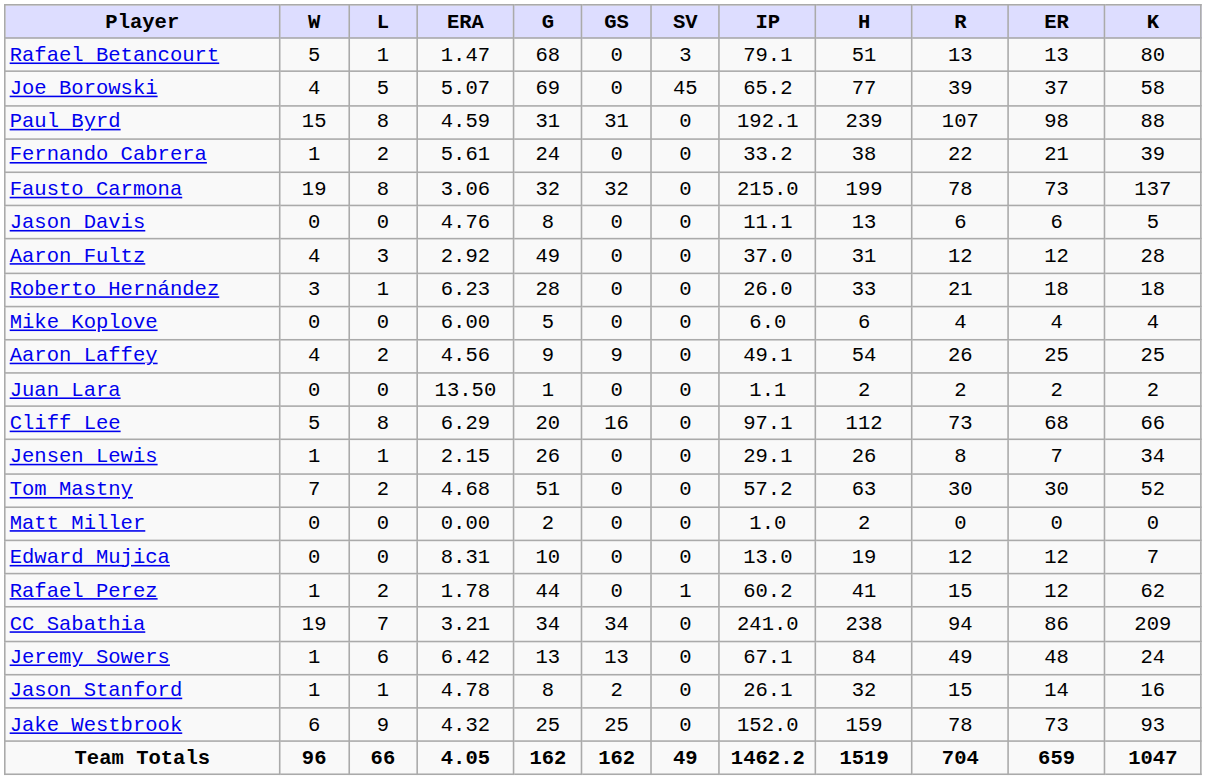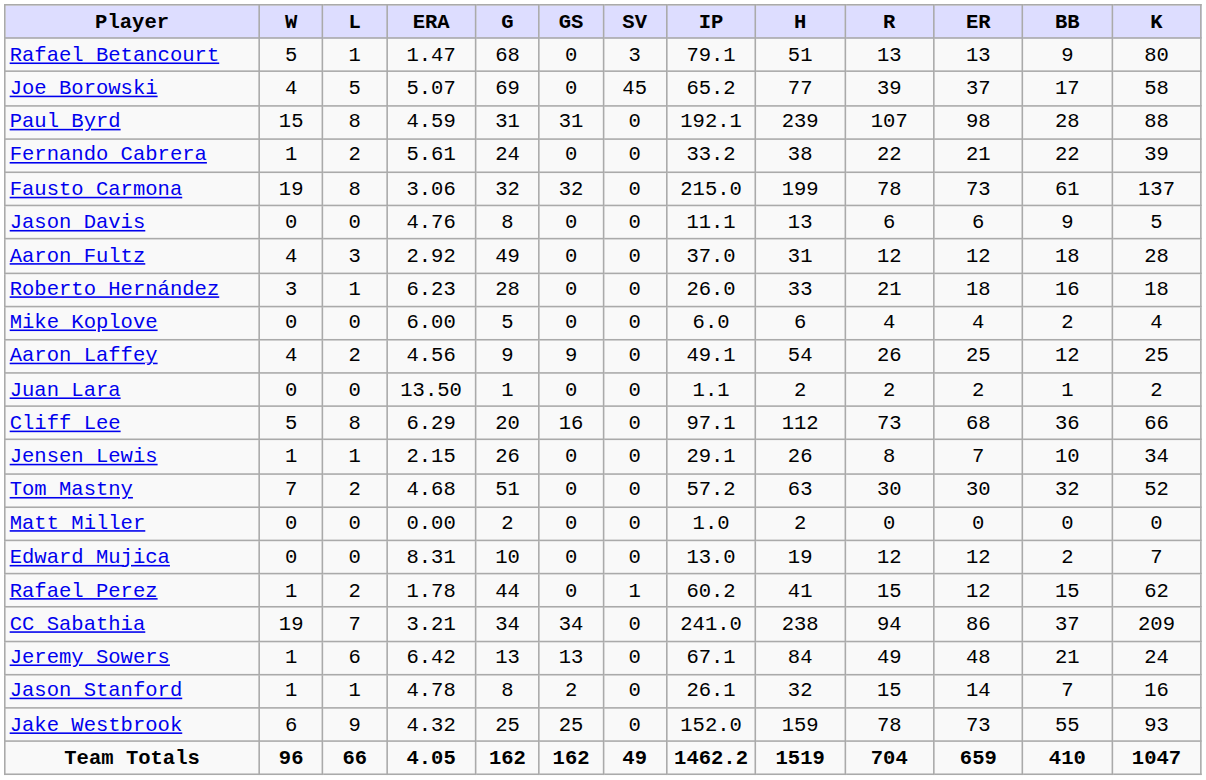+ column: (1067, 22)
